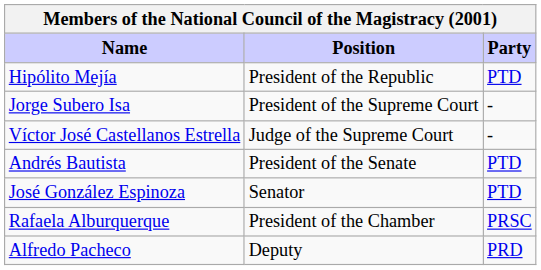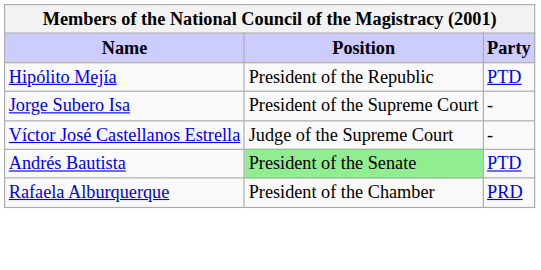(333, 163) no background -> (333, 163) lightgreen background
- row: (97, 192)
(509, 221) PRSC -> (505, 192) PRD
- row: (70, 250)
